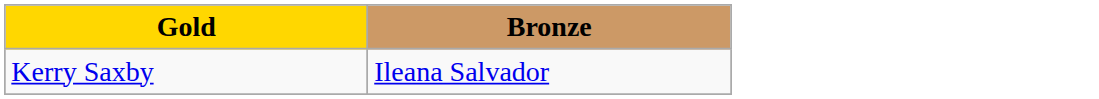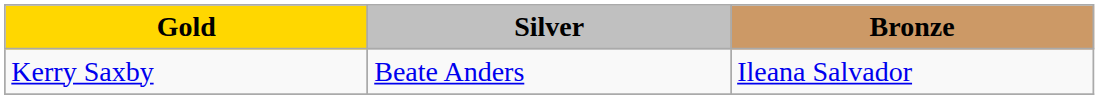+ column: (549, 26)
